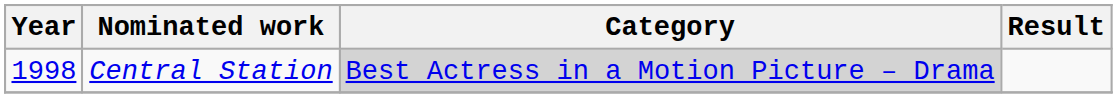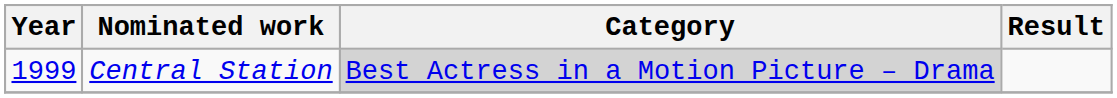(44, 71) 1998 -> (44, 71) 1999
